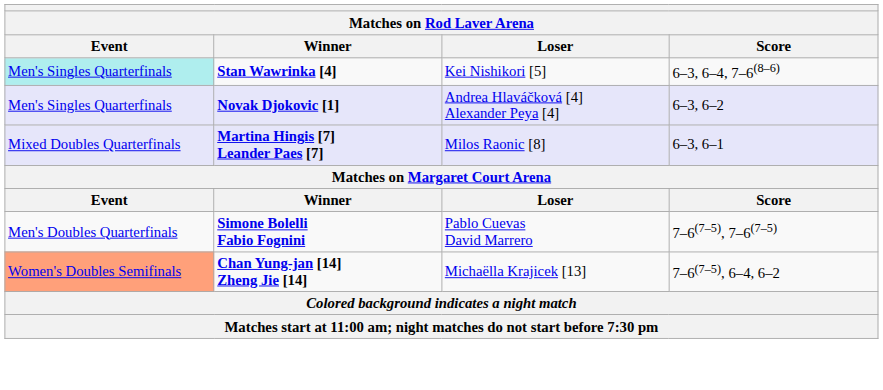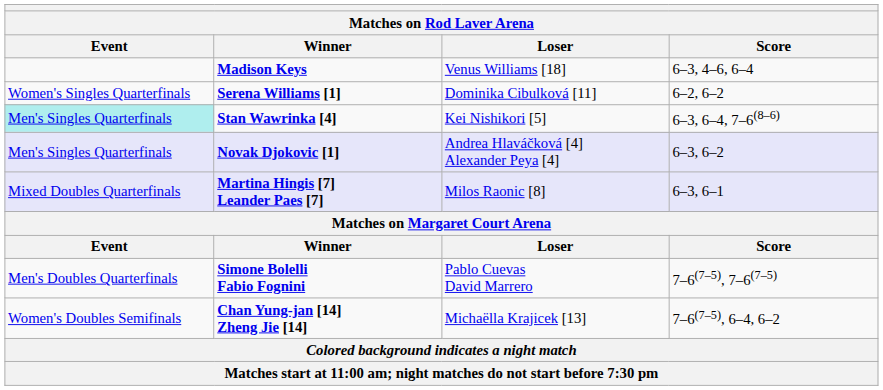+ row: (262, 69)
+ row: (279, 92)
(95, 271) lightsalmon background -> (95, 318) no background
